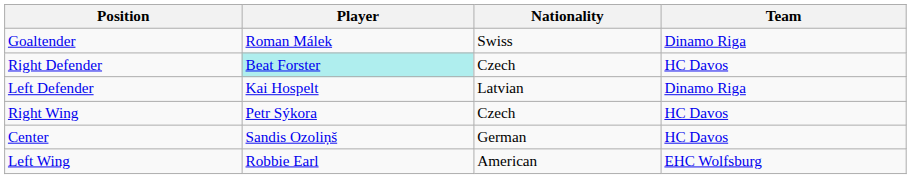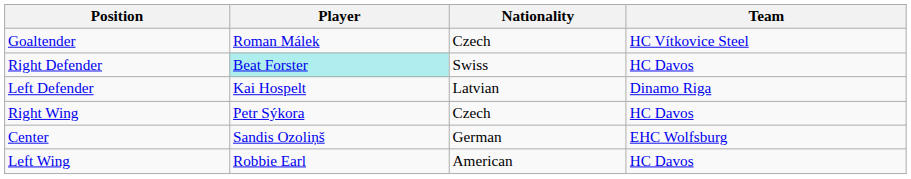(495, 40) Swiss -> (472, 40) Czech
(705, 40) Dinamo Riga -> (689, 40) HC Vítkovice Steel
(496, 64) Czech -> (470, 64) Swiss
(696, 137) HC Davos -> (679, 137) EHC Wolfsburg
(713, 161) EHC Wolfsburg -> (662, 161) HC Davos
